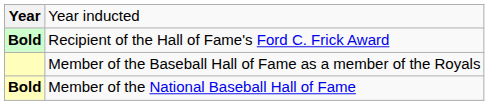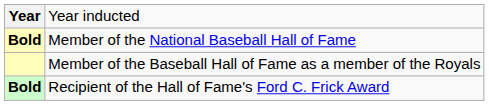rows swapped: (202, 87) <-> (219, 40)
